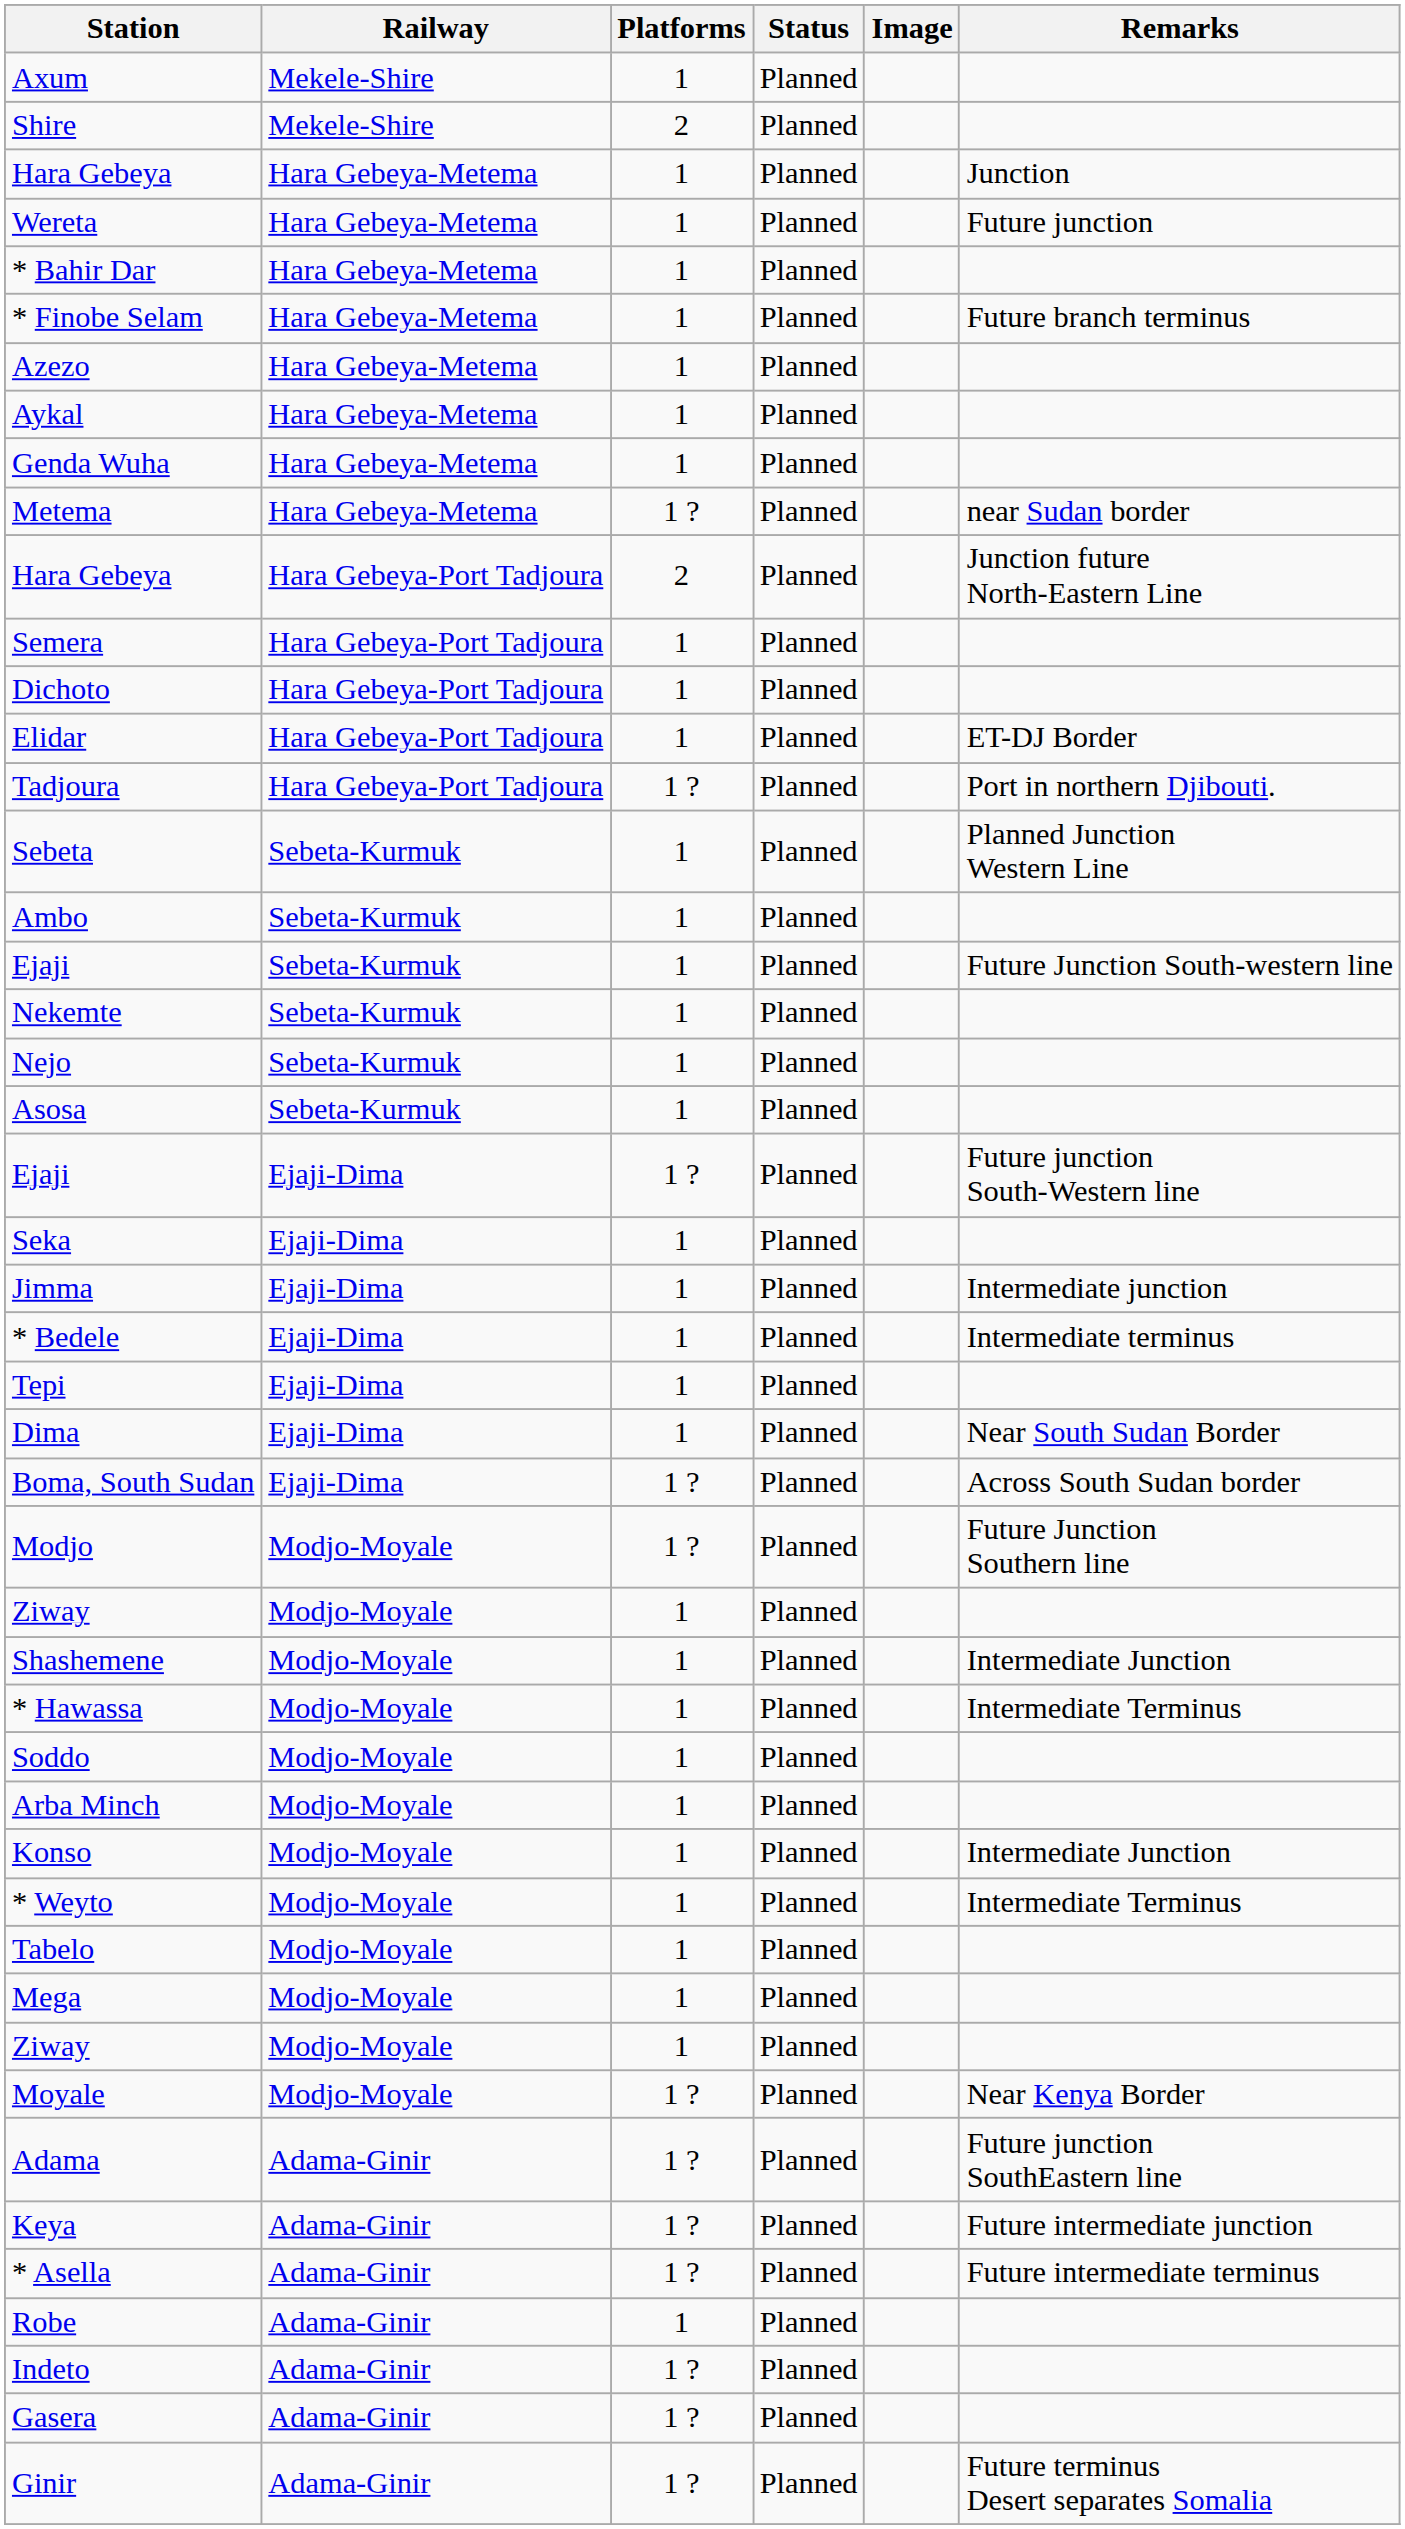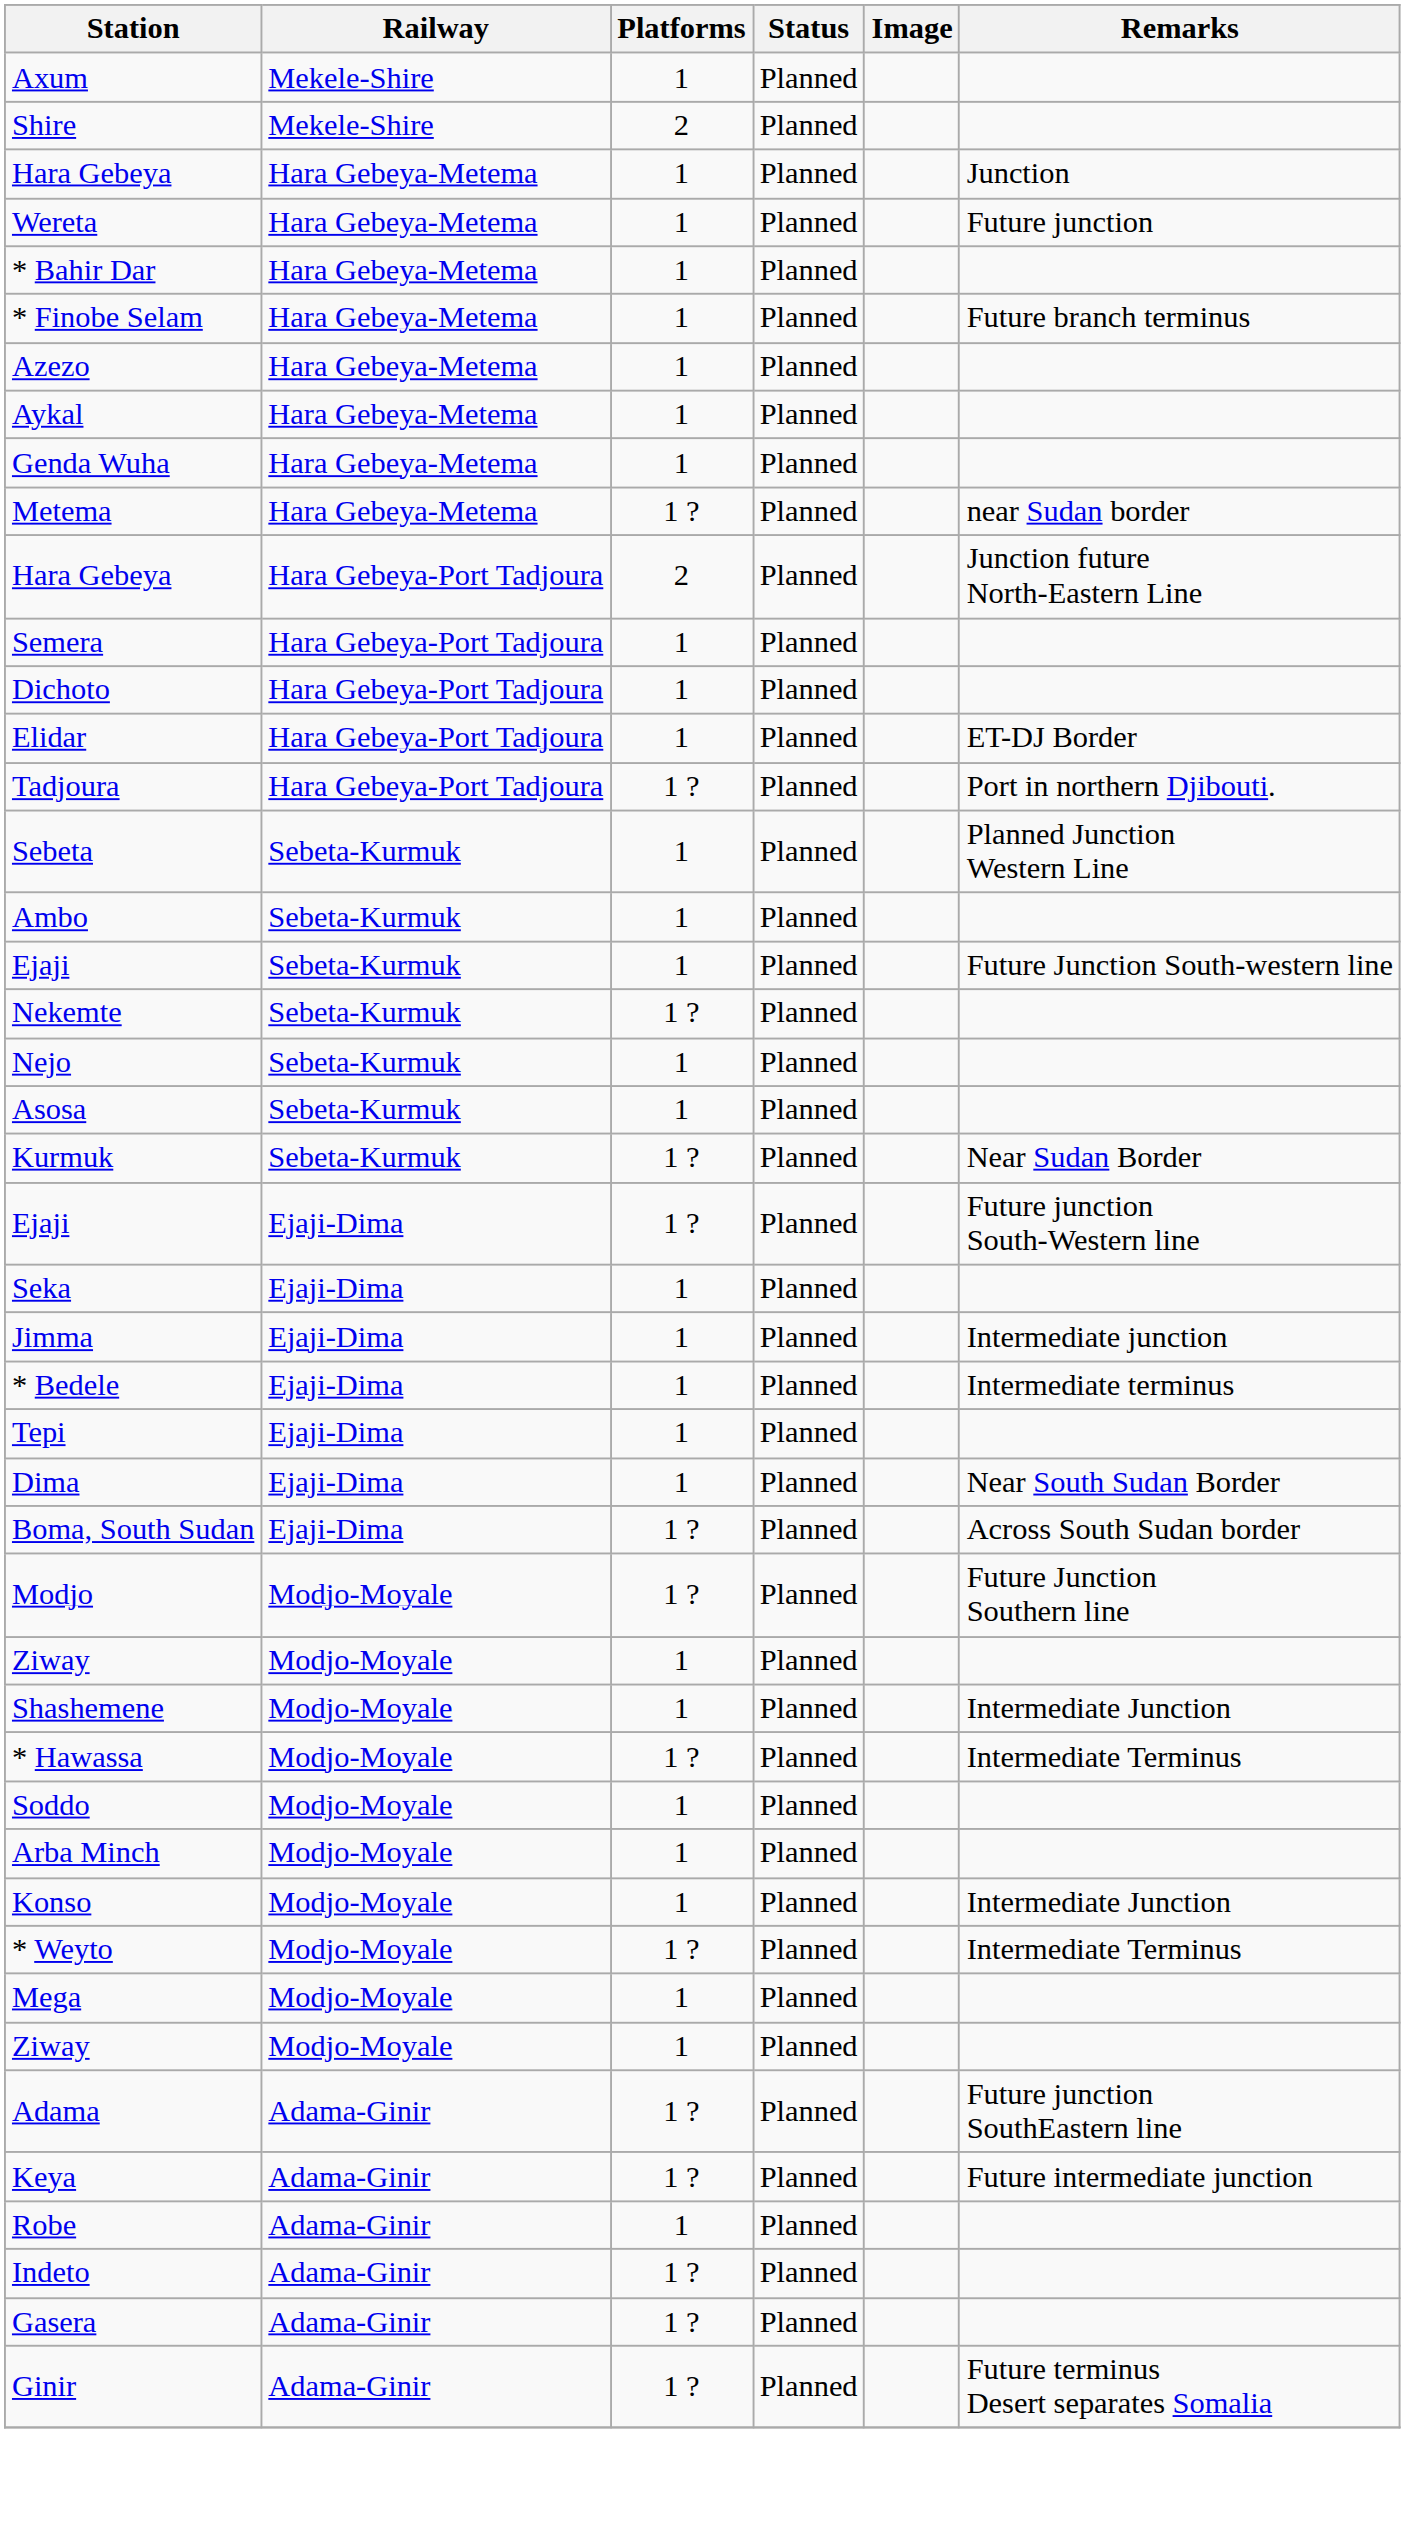(681, 1013) 1 -> (681, 1013) 1 ?
+ row: (63, 1157)
(681, 1708) 1 -> (681, 1756) 1 ?
(681, 1901) 1 -> (681, 1949) 1 ?
- row: (53, 1949)
- row: (58, 2093)
- row: (61, 2272)
